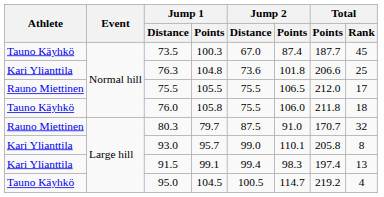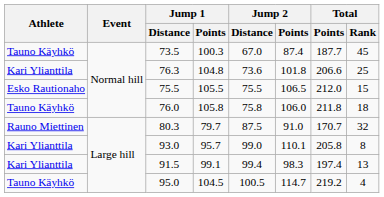(45, 89) Rauno Miettinen -> (46, 89) Esko Rautionaho
(361, 89) 17 -> (363, 89) 15
(251, 108) 75.5 -> (252, 108) 75.8
